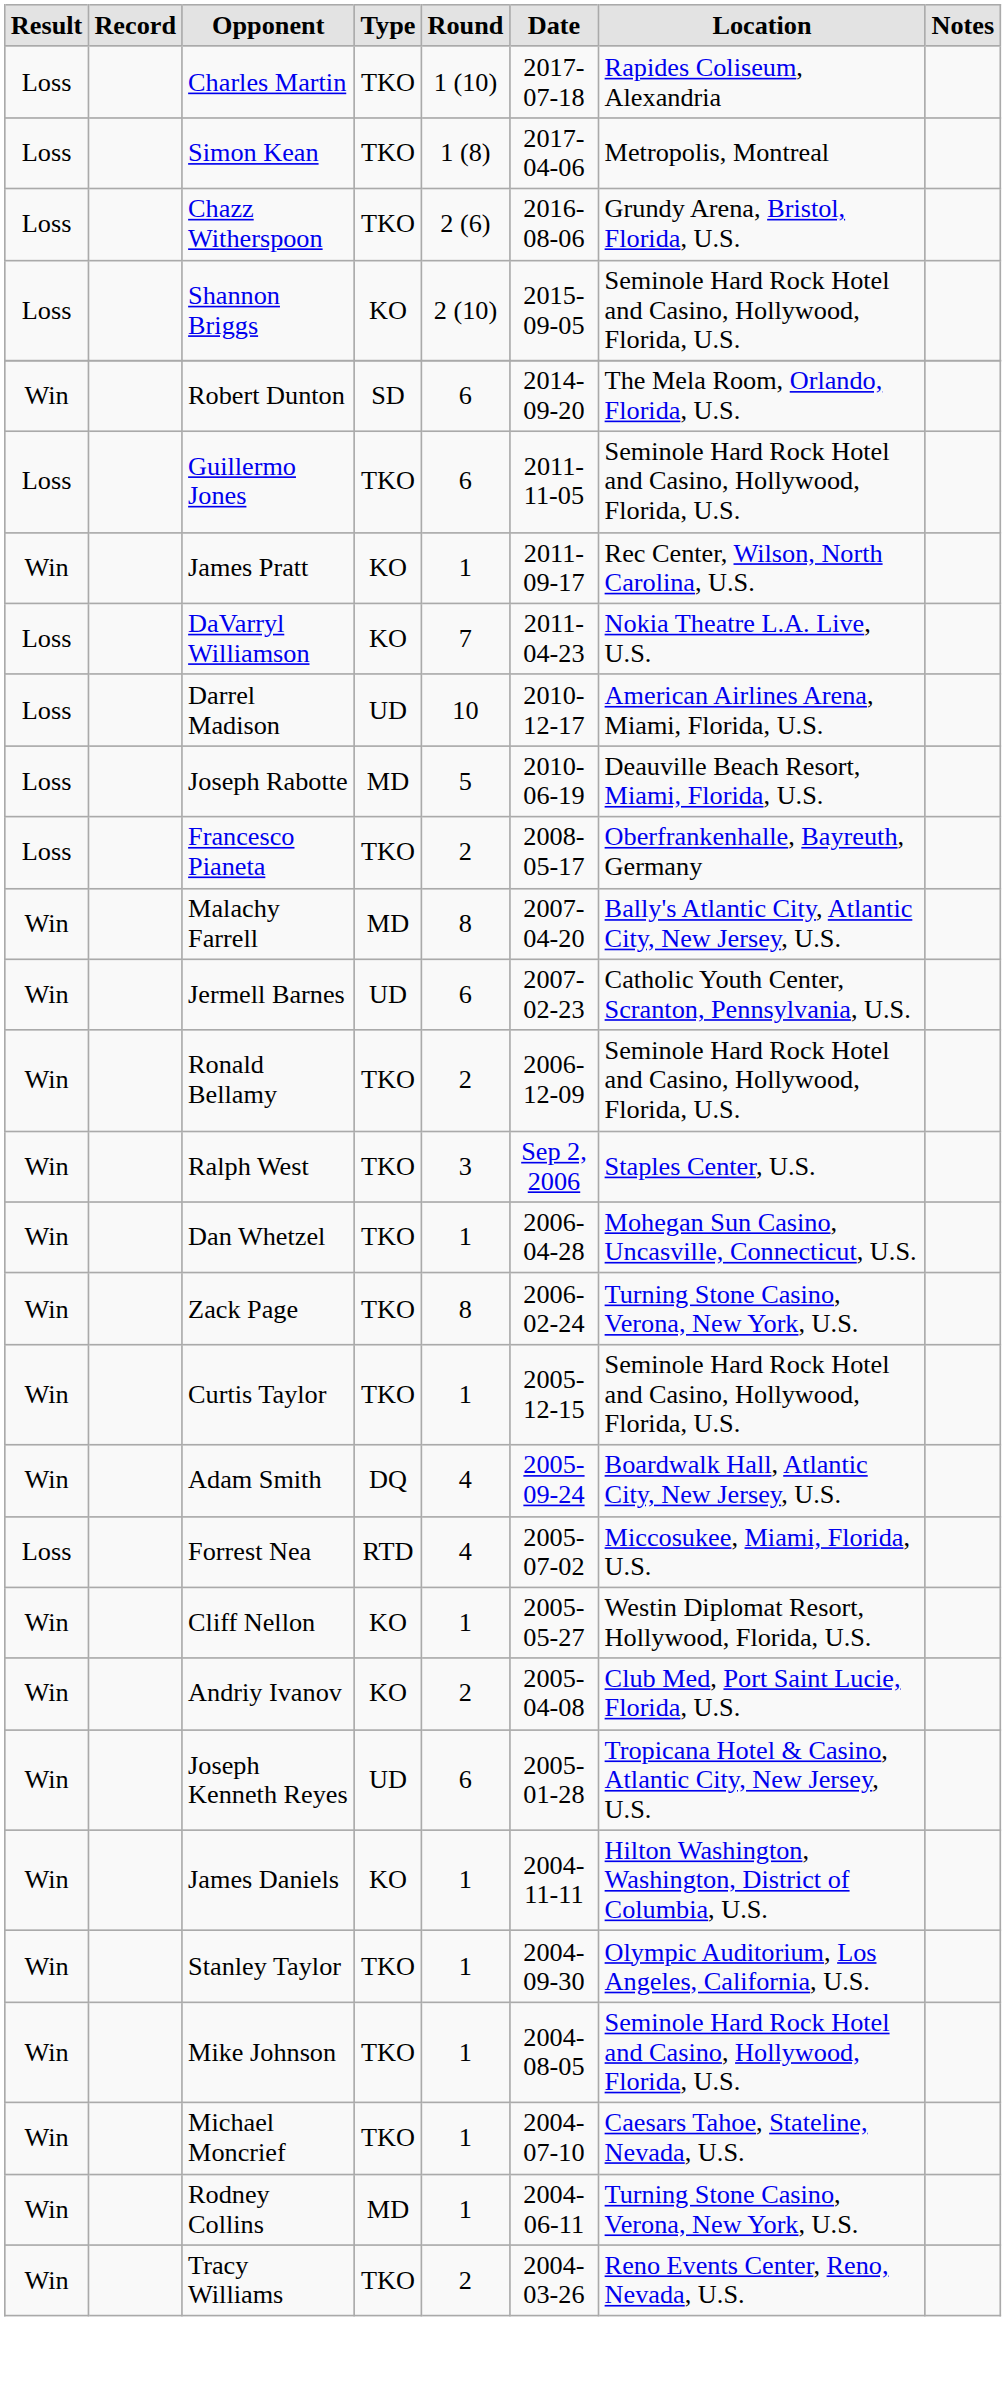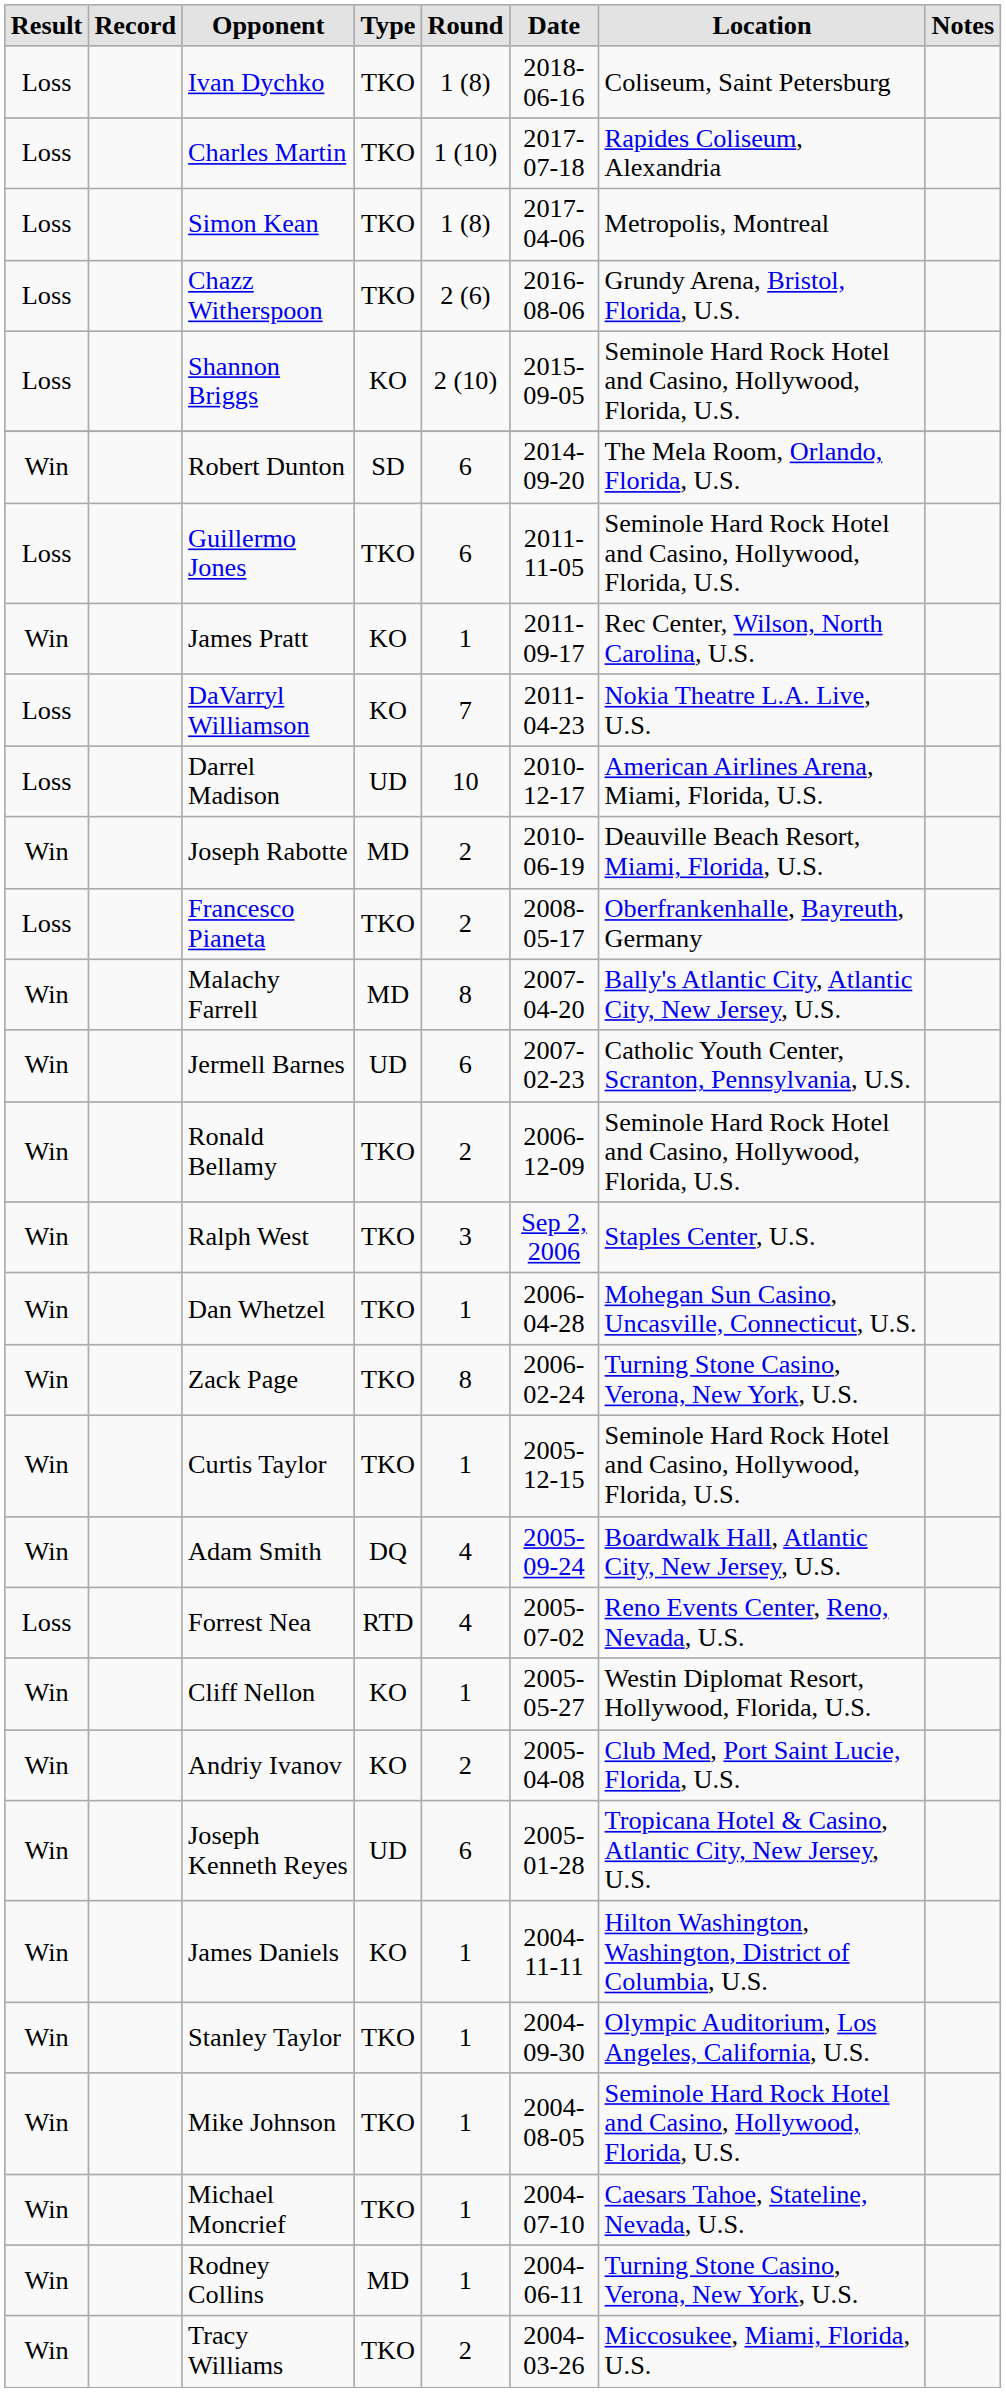+ row: (256, 81)
(47, 780) Loss -> (47, 852) Win
(465, 780) 5 -> (465, 852) 2
(757, 1551) Miccosukee, Miami, Florida, U.S. -> (747, 1622) Reno Events Center, Reno, Nevada, U.S.
(747, 2280) Reno Events Center, Reno, Nevada, U.S. -> (757, 2351) Miccosukee, Miami, Florida, U.S.
